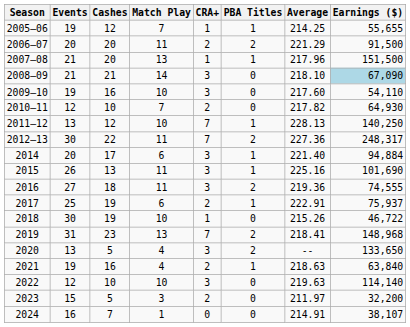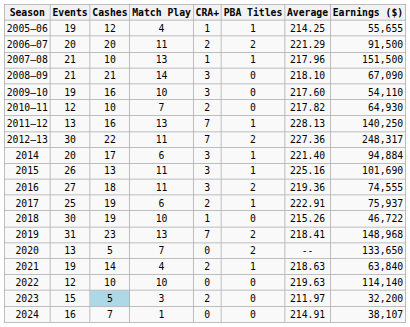(162, 28) 7 -> (162, 28) 4
(110, 60) 20 -> (110, 60) 10
(386, 76) lightblue background -> (386, 76) no background
(110, 124) 12 -> (110, 124) 16
(162, 124) 10 -> (162, 124) 13
(162, 251) 4 -> (162, 251) 7
(207, 251) 3 -> (207, 251) 0
(110, 267) 16 -> (110, 267) 14
(207, 282) 3 -> (207, 282) 0
(110, 298) no background -> (110, 298) lightblue background
